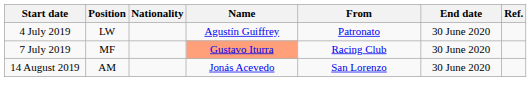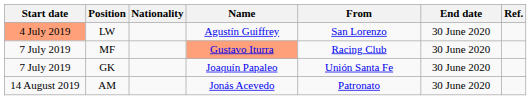(45, 31) no background -> (45, 31) lightsalmon background
(359, 31) Patronato -> (359, 31) San Lorenzo
+ row: (107, 68)
(359, 68) San Lorenzo -> (359, 86) Patronato
